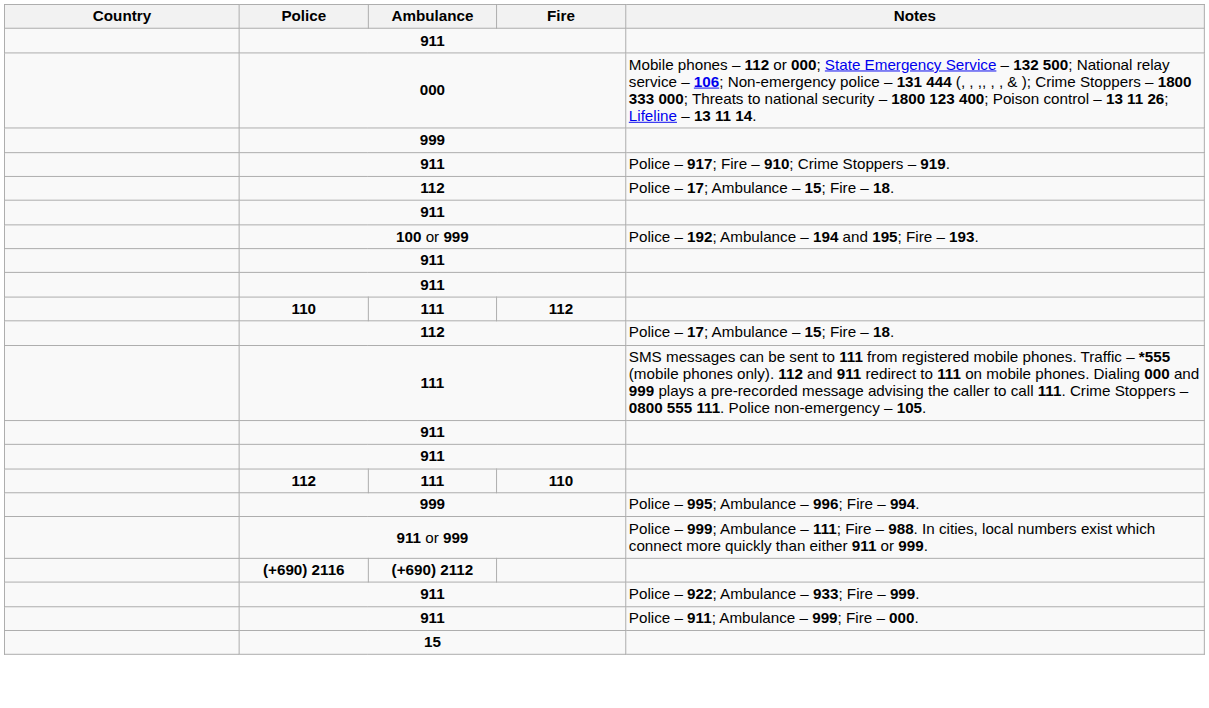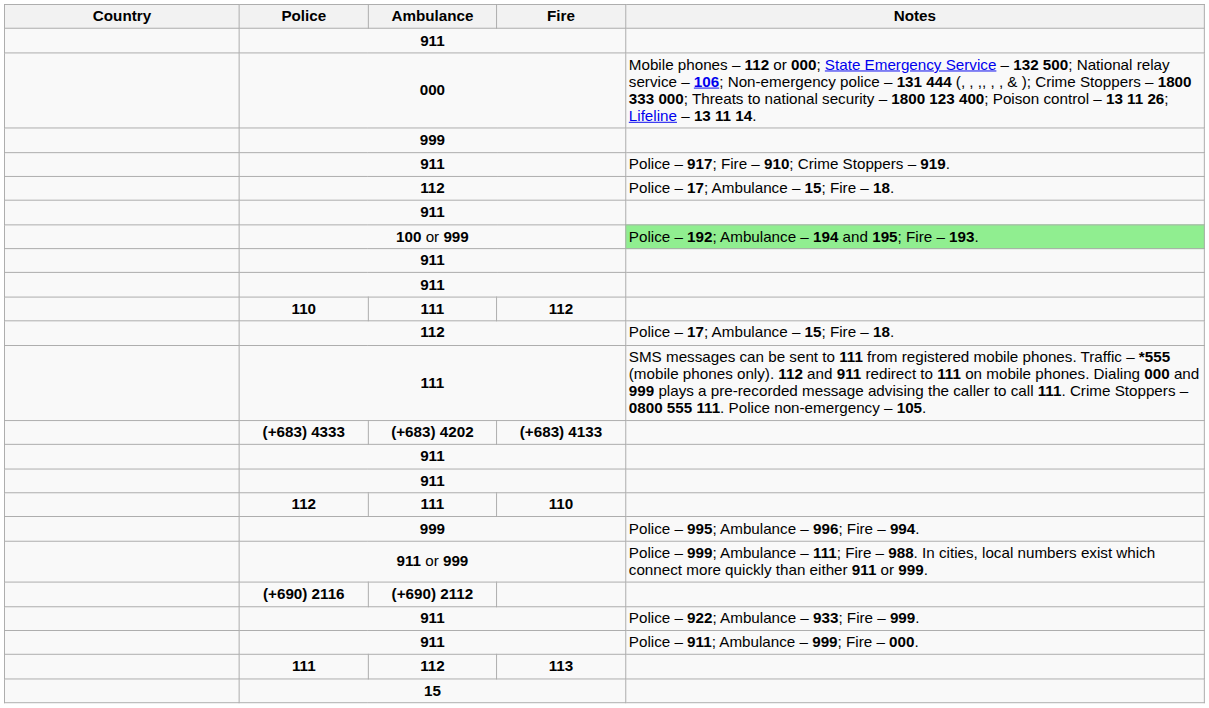(804, 236) no background -> (804, 236) lightgreen background
+ row: (304, 432)
+ row: (304, 666)
